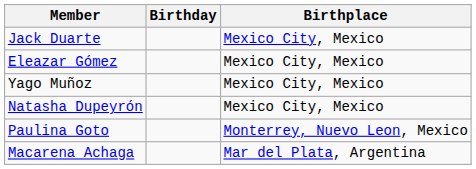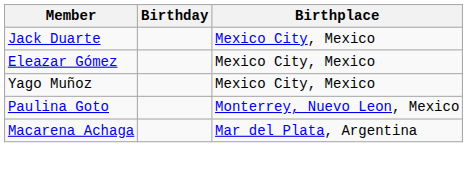- row: (75, 108)
